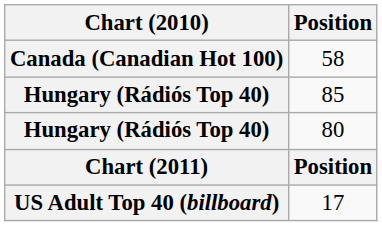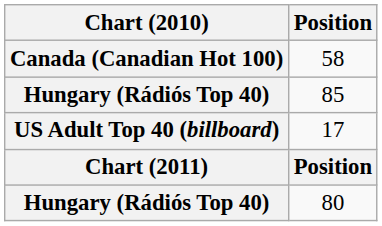rows swapped: (333, 202) <-> (333, 130)
